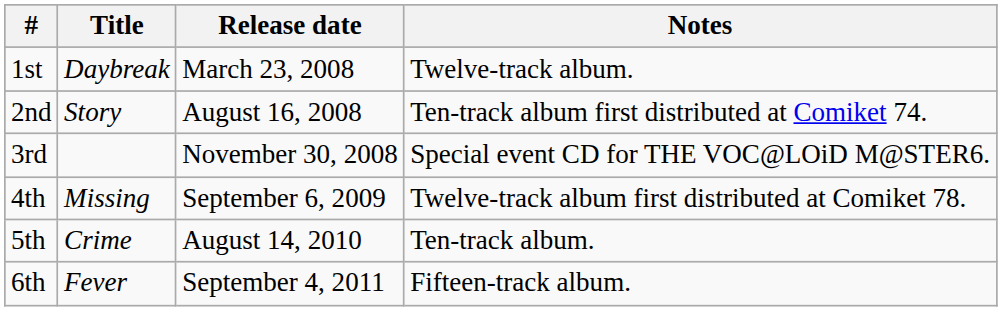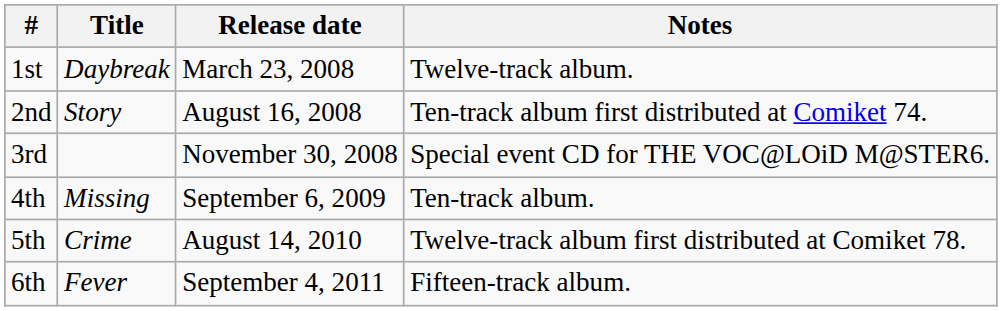(688, 197) Twelve-track album first distributed at Comiket 78. -> (502, 197) Ten-track album.
(502, 240) Ten-track album. -> (688, 240) Twelve-track album first distributed at Comiket 78.
